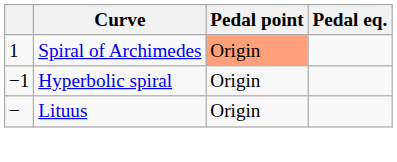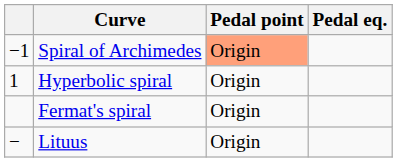(14, 50) 1 -> (19, 50) −1
(19, 80) −1 -> (14, 80) 1
+ row: (95, 111)
